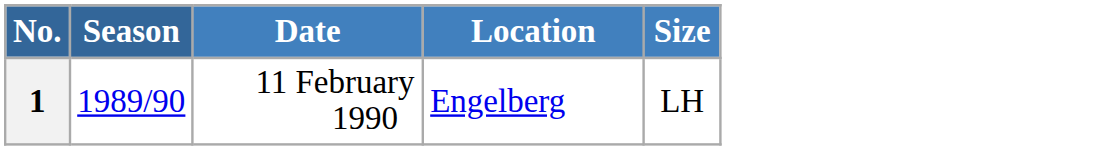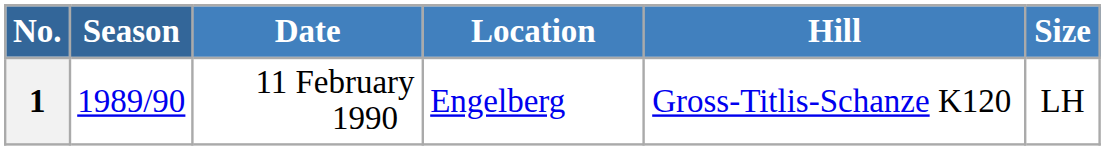+ column: (835, 31)
